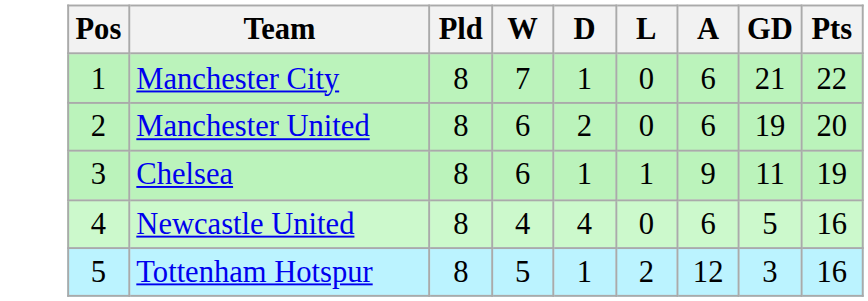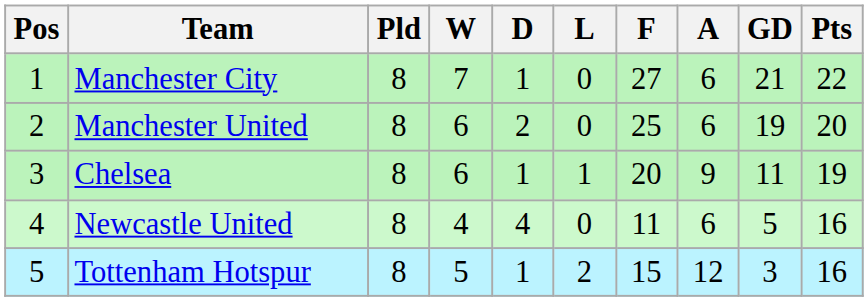+ column: (646, 29)
